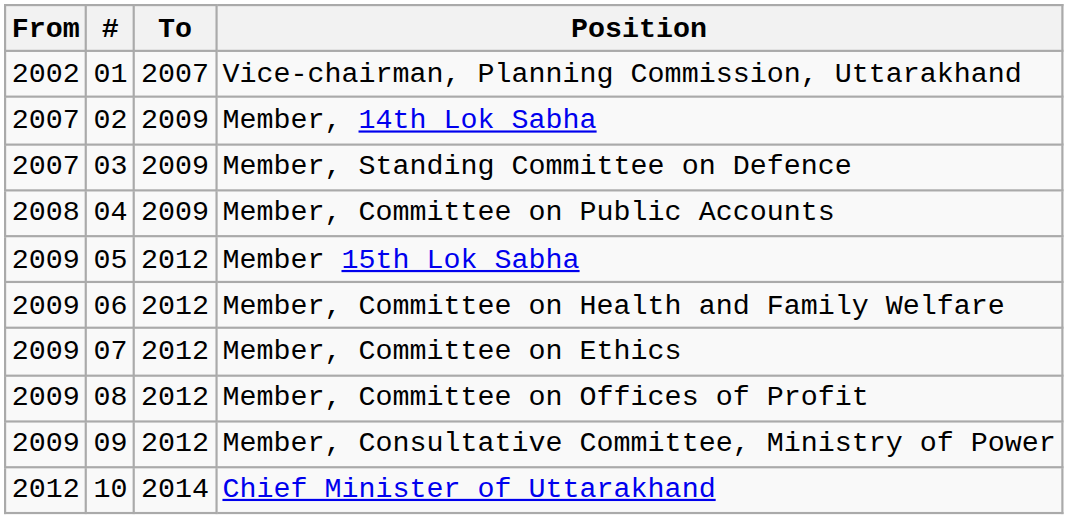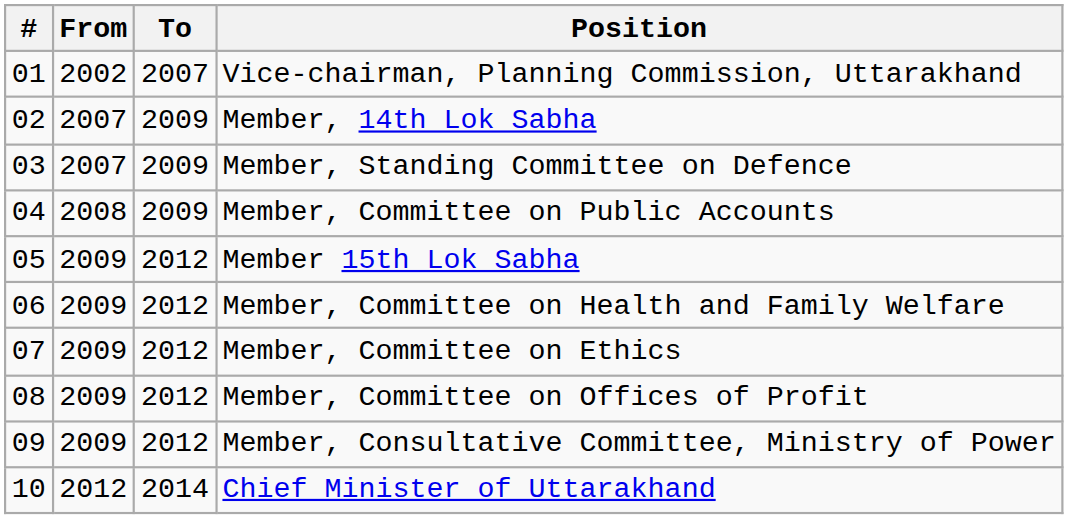columns swapped: (110, 28) <-> (46, 28)
